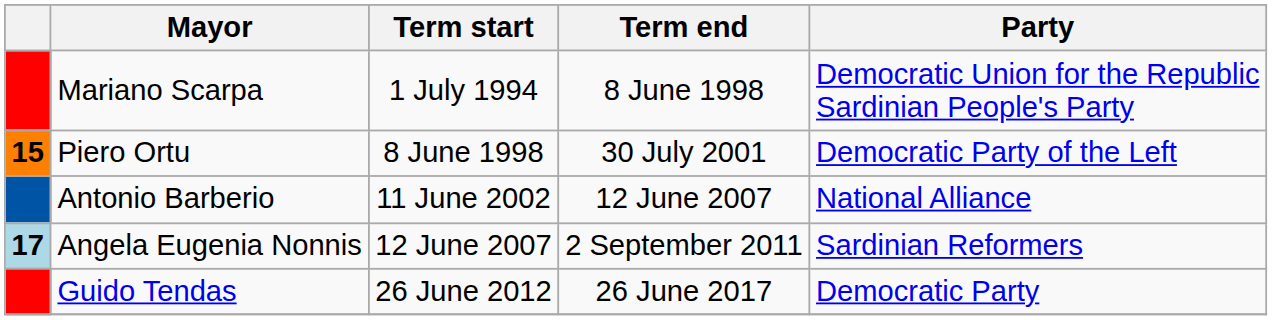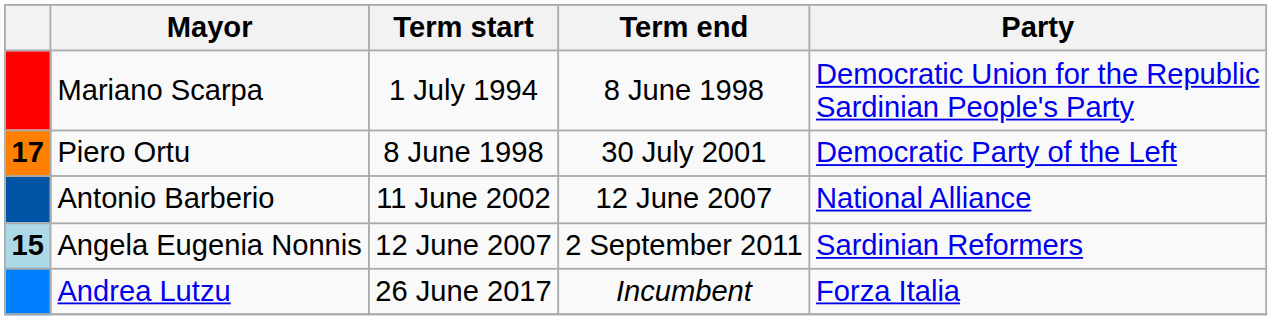(28, 152) 15 -> (28, 152) 17
(28, 245) 17 -> (28, 245) 15
- row: (147, 291)
+ row: (144, 291)
